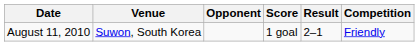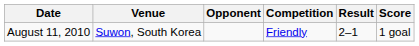columns swapped: (282, 13) <-> (378, 13)
